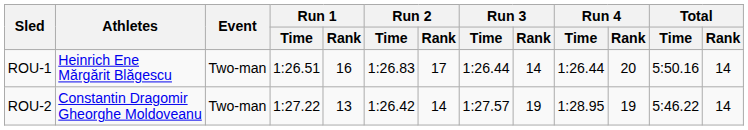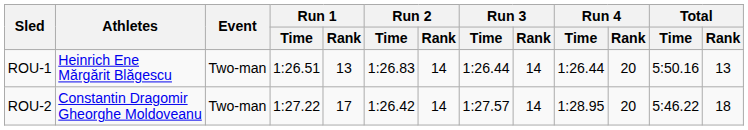(344, 68) 16 -> (344, 68) 13
(439, 68) 17 -> (439, 68) 14
(723, 68) 14 -> (723, 68) 13
(344, 106) 13 -> (344, 106) 17
(534, 106) 19 -> (534, 106) 14
(628, 106) 19 -> (628, 106) 20
(723, 106) 14 -> (723, 106) 18
